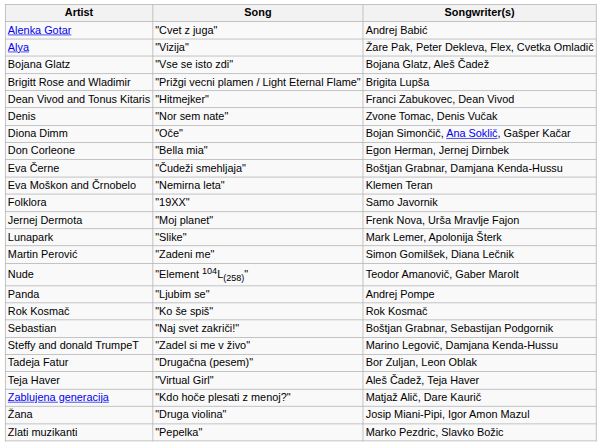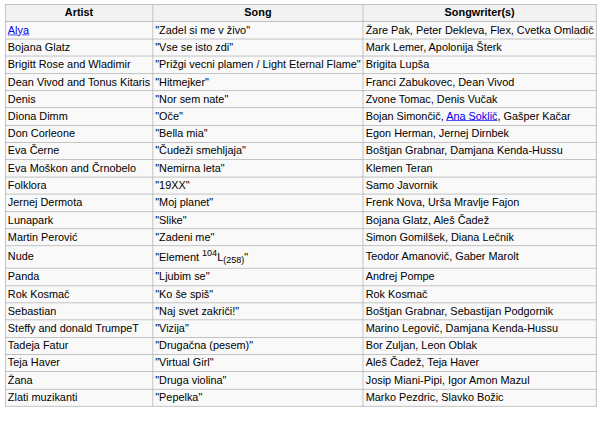- row: (40, 30)
(172, 47) "Vizija" -> (203, 30) "Zadel si me v živo"
(427, 64) Bojana Glatz, Aleš Čadež -> (434, 47) Mark Lemer, Apolonija Šterk
(434, 237) Mark Lemer, Apolonija Šterk -> (427, 220) Bojana Glatz, Aleš Čadež
(203, 346) "Zadel si me v živo" -> (172, 328) "Vizija"
- row: (58, 397)
